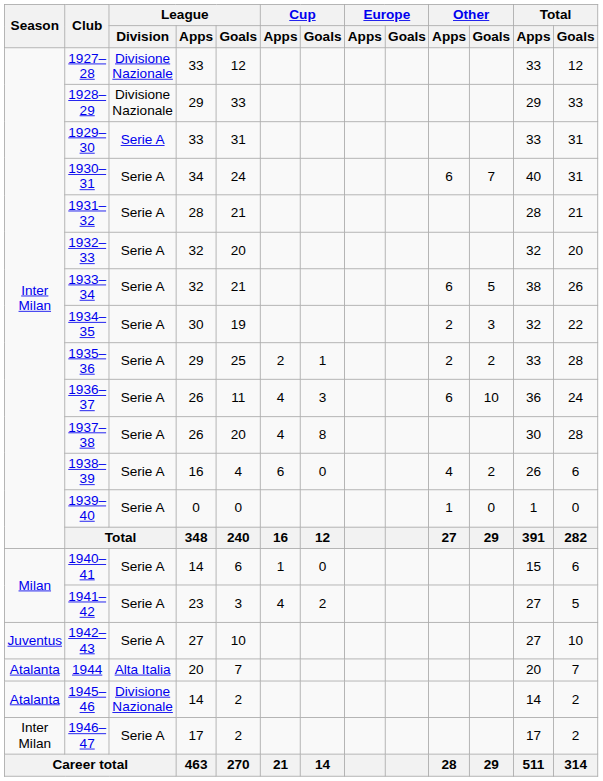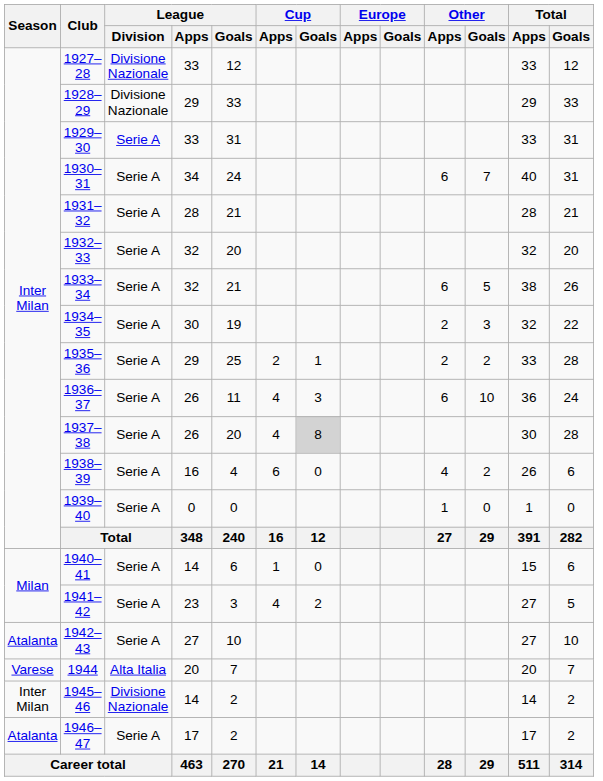(323, 434) no background -> (318, 434) lightgrey background
(35, 640) Juventus -> (33, 640) Atalanta
(35, 669) Atalanta -> (33, 669) Varese
(35, 699) Atalanta -> (33, 699) Inter Milan
(35, 735) Inter Milan -> (33, 735) Atalanta
